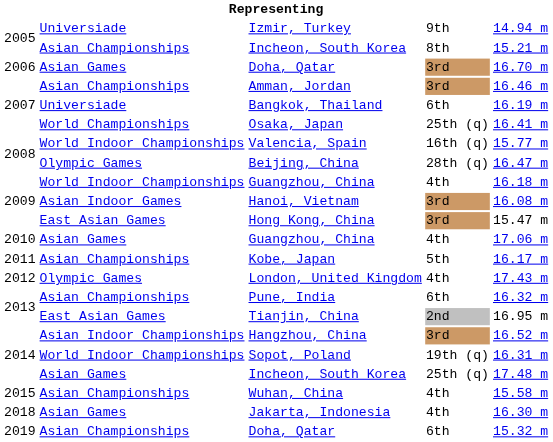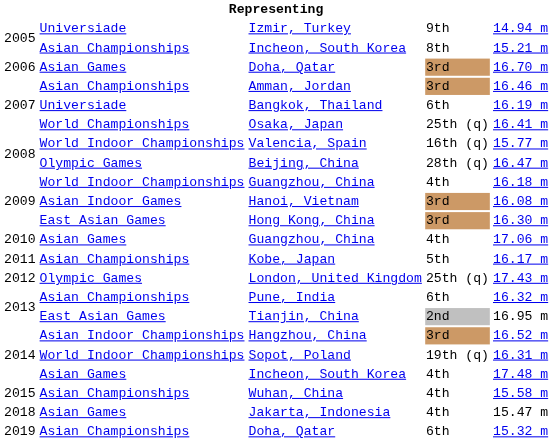(521, 221) 15.47 m -> (521, 221) 16.30 m
(438, 278) 4th -> (457, 278) 25th (q)
(457, 374) 25th (q) -> (438, 374) 4th
(521, 413) 16.30 m -> (521, 413) 15.47 m
